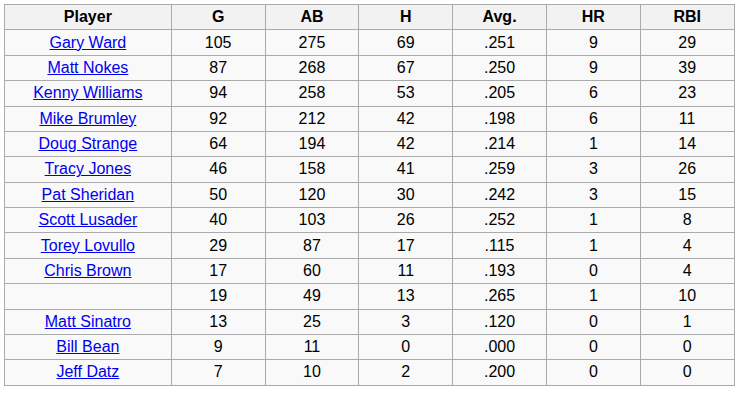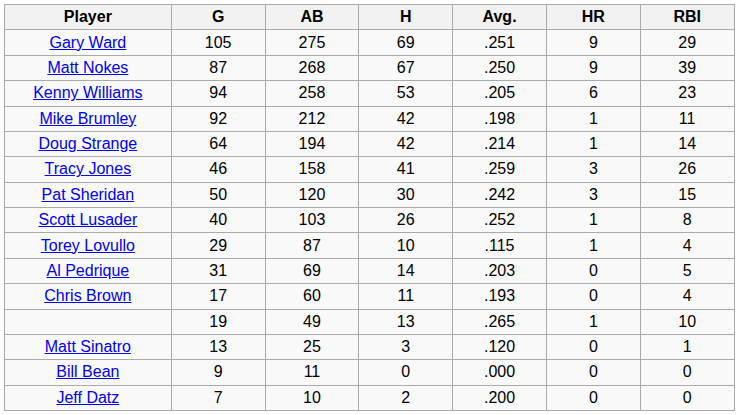(593, 118) 6 -> (593, 118) 1
(406, 245) 17 -> (406, 245) 10
+ row: (88, 270)
